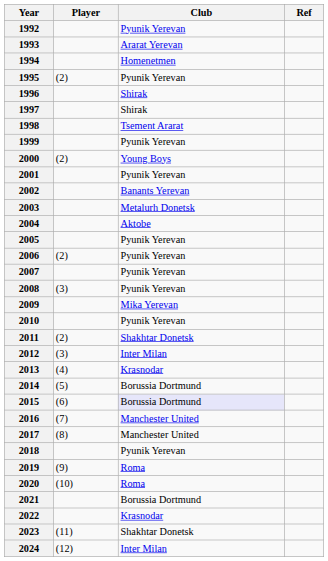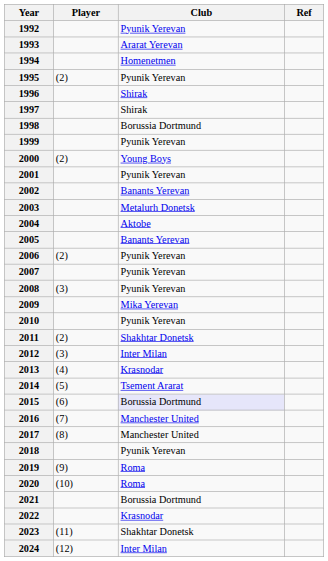(152, 126) Tsement Ararat -> (161, 126) Borussia Dortmund
(153, 239) Pyunik Yerevan -> (155, 239) Banants Yerevan
(161, 386) Borussia Dortmund -> (152, 386) Tsement Ararat
